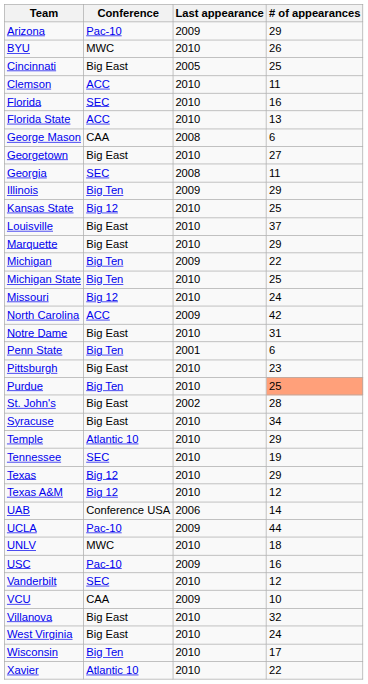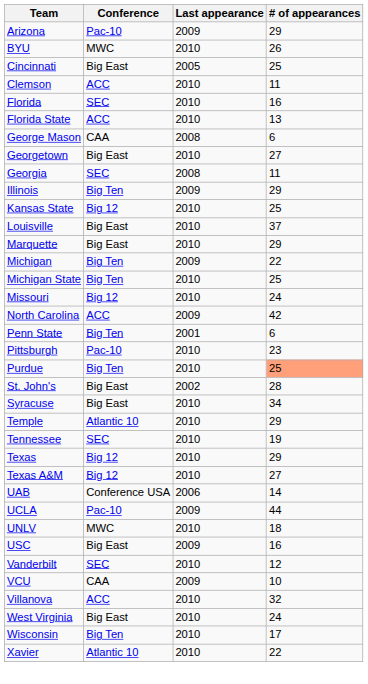- row: (37, 333)
(107, 368) Big East -> (104, 350) Pac-10
(275, 492) 12 -> (275, 475) 27
(104, 564) Pac-10 -> (107, 546) Big East
(107, 617) Big East -> (98, 599) ACC
